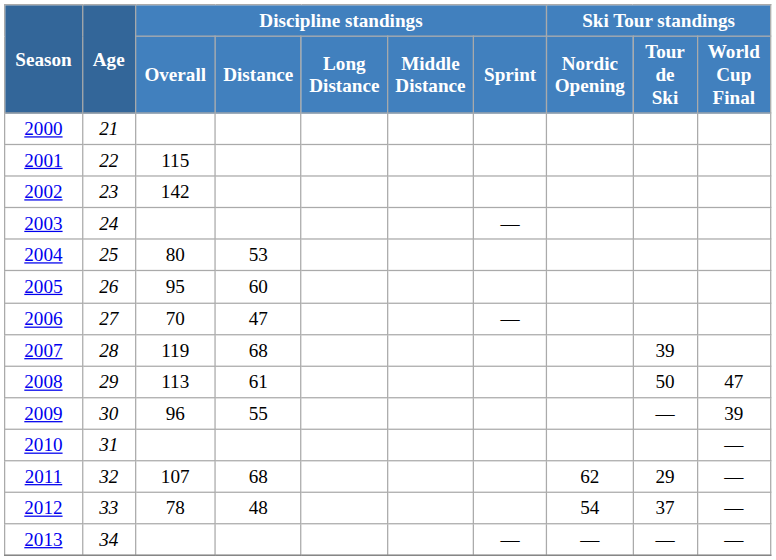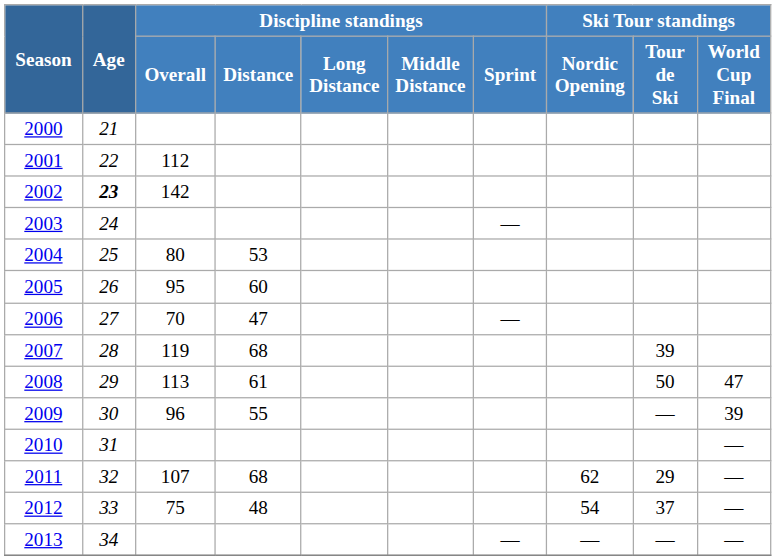(175, 160) 115 -> (175, 160) 112
(109, 192) normal -> (109, 192) bold
(175, 507) 78 -> (175, 507) 75
